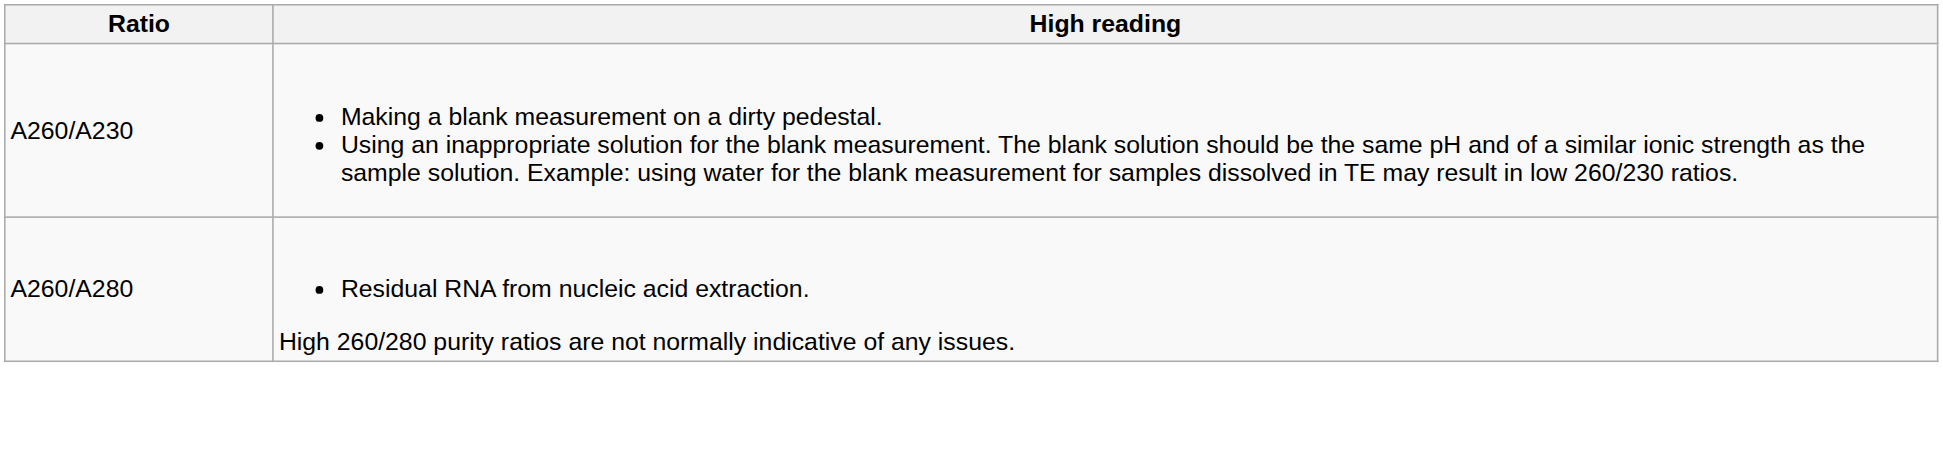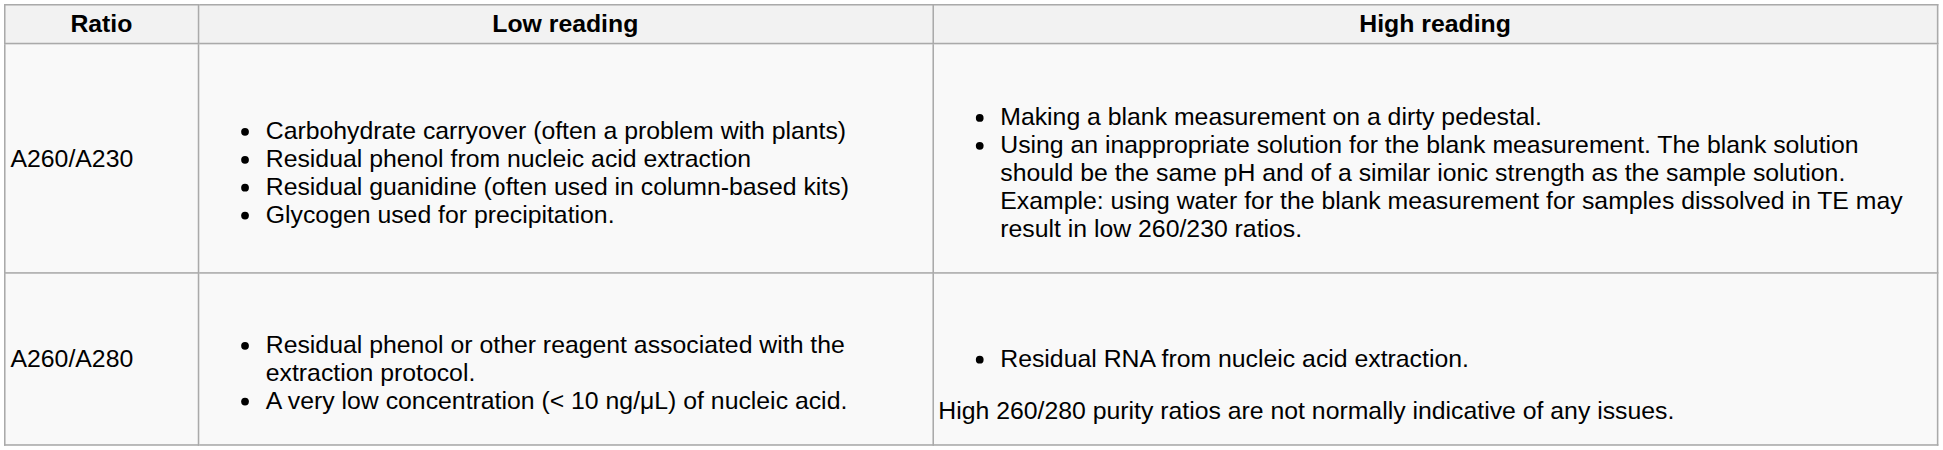+ column: (565, 24)
